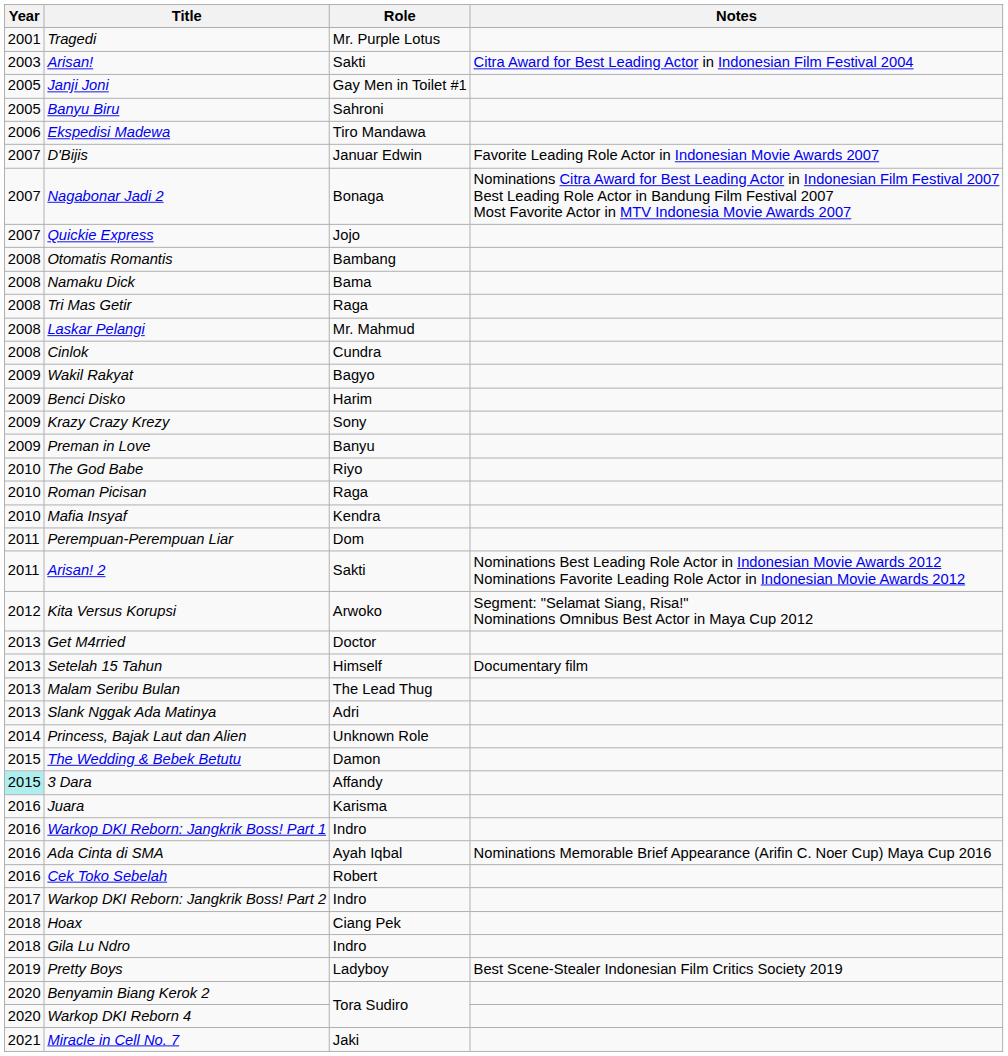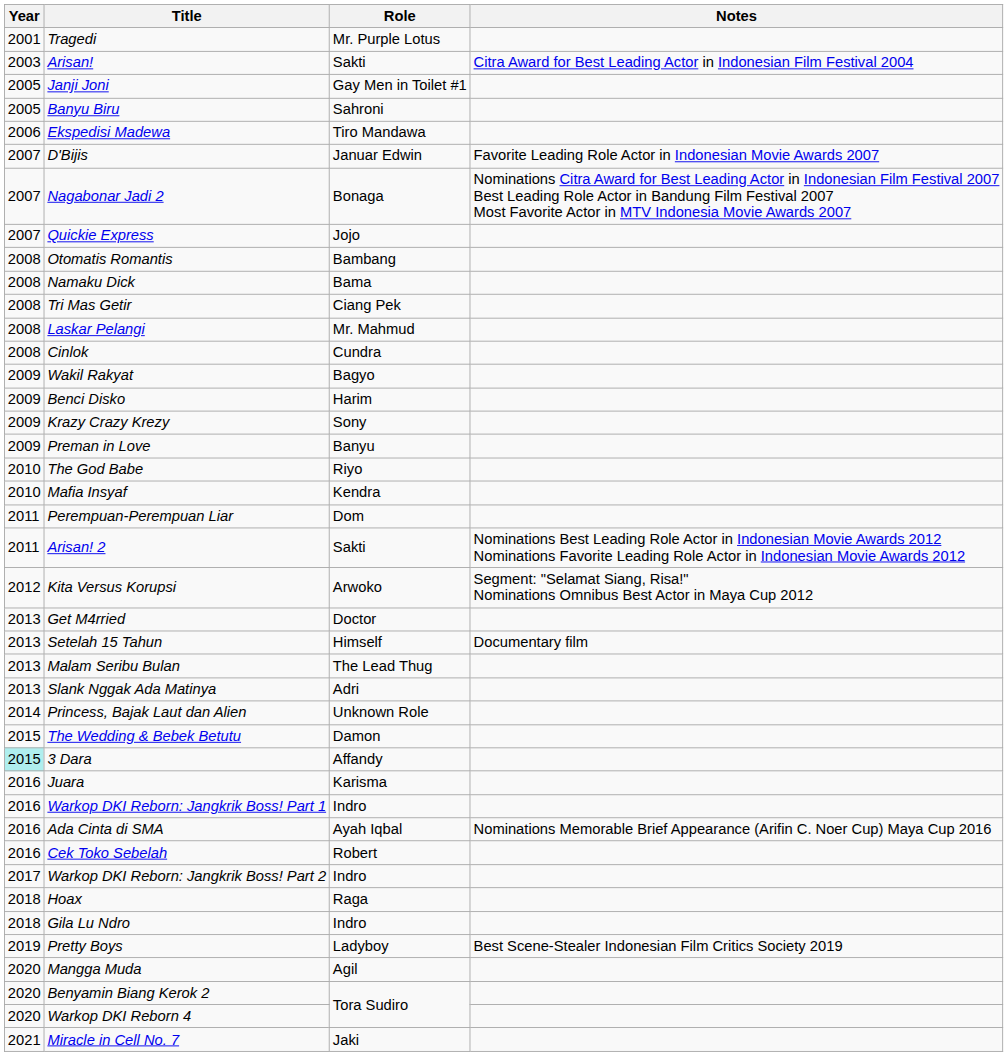(350, 306) Raga -> (367, 306) Ciang Pek
- row: (97, 492)
(367, 922) Ciang Pek -> (350, 899) Raga
+ row: (94, 969)
